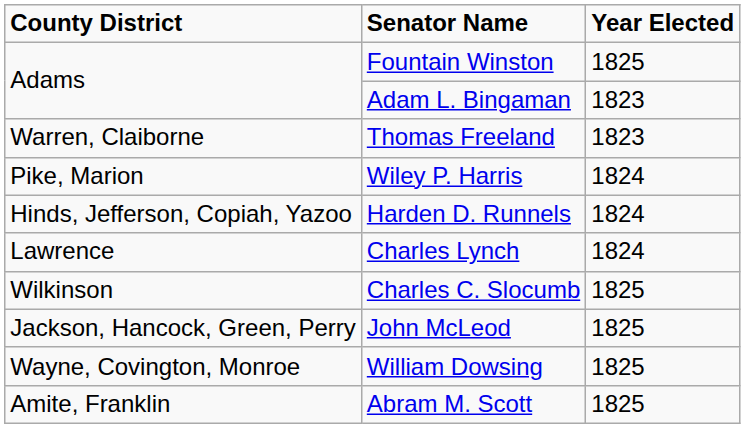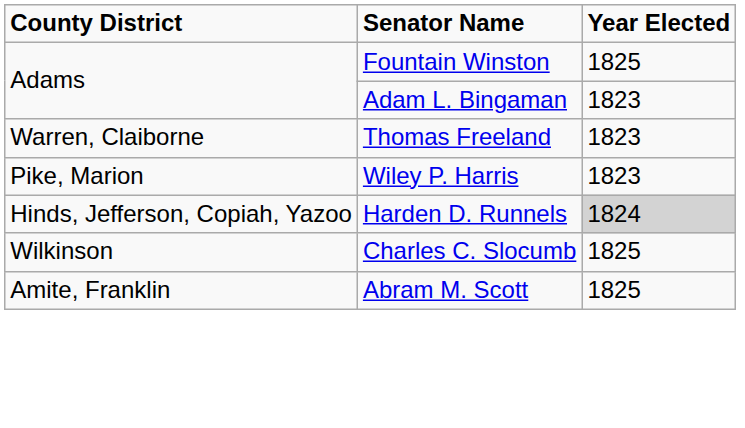(618, 175) 1824 -> (614, 175) 1823
(618, 213) no background -> (614, 213) lightgrey background
- row: (443, 251)
- row: (439, 328)
- row: (455, 366)
